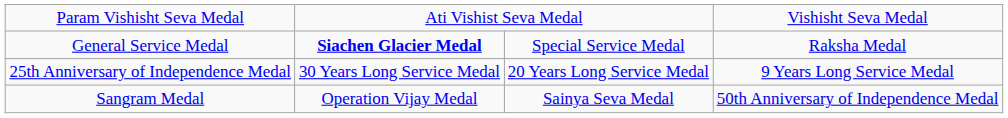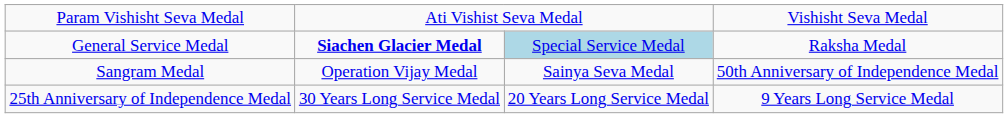(608, 44) no background -> (608, 44) lightblue background
rows swapped: (150, 98) <-> (150, 71)
